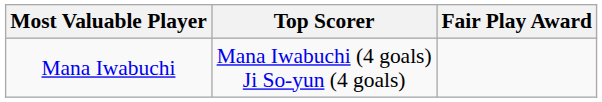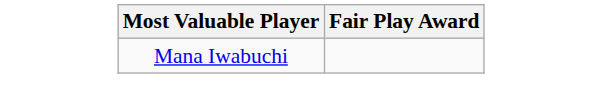- column: (324, 21)
